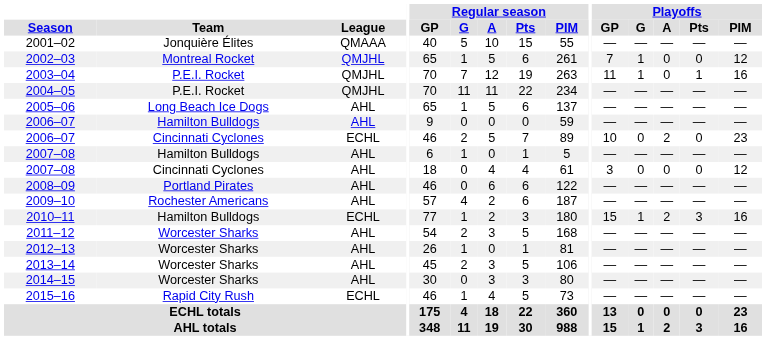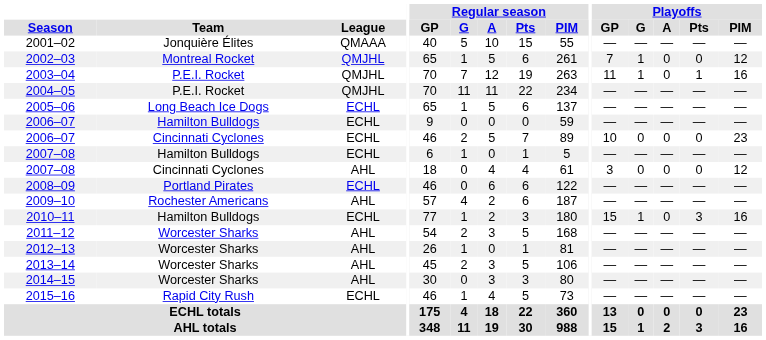(363, 106) AHL -> (363, 106) ECHL
(363, 122) AHL -> (363, 122) ECHL
(667, 138) 2 -> (667, 138) 0
(363, 154) AHL -> (363, 154) ECHL
(363, 185) AHL -> (363, 185) ECHL
(667, 217) 2 -> (667, 217) 0
